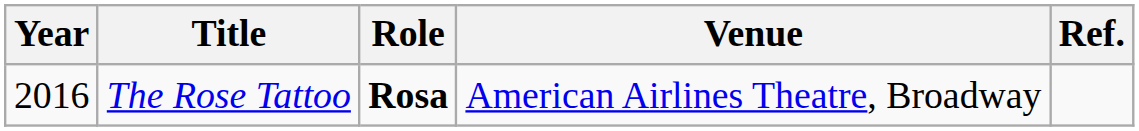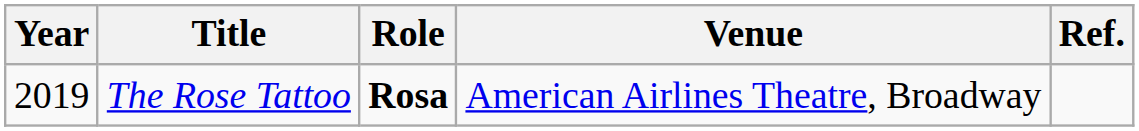(52, 94) 2016 -> (52, 94) 2019
